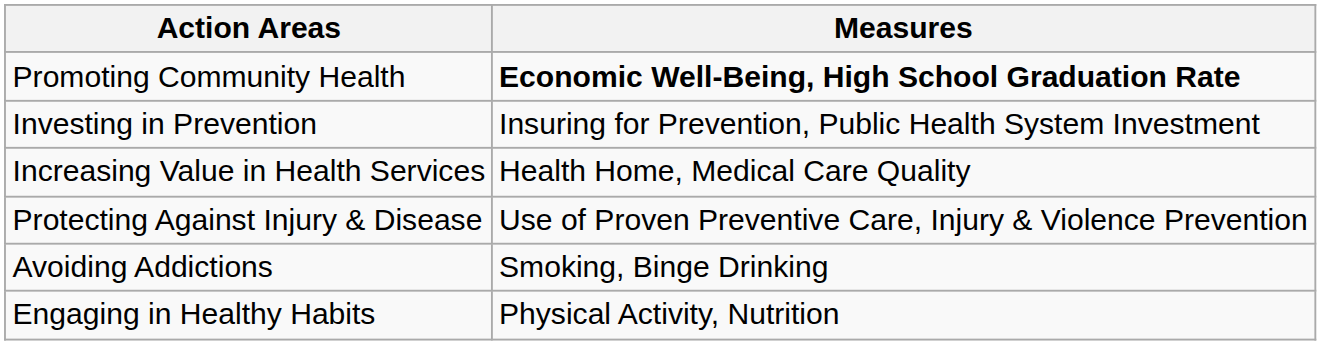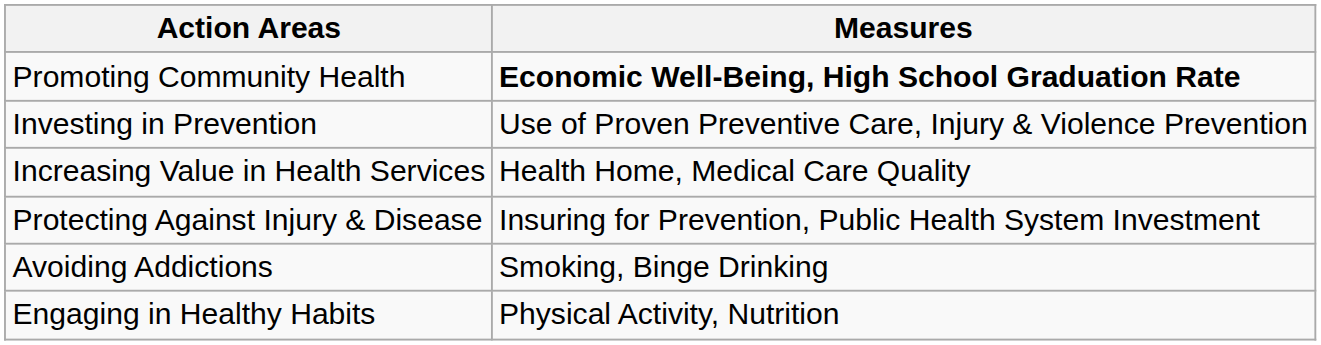(879, 123) Insuring for Prevention, Public Health System Investment -> (903, 123) Use of Proven Preventive Care, Injury & Violence Prevention
(903, 219) Use of Proven Preventive Care, Injury & Violence Prevention -> (879, 219) Insuring for Prevention, Public Health System Investment
